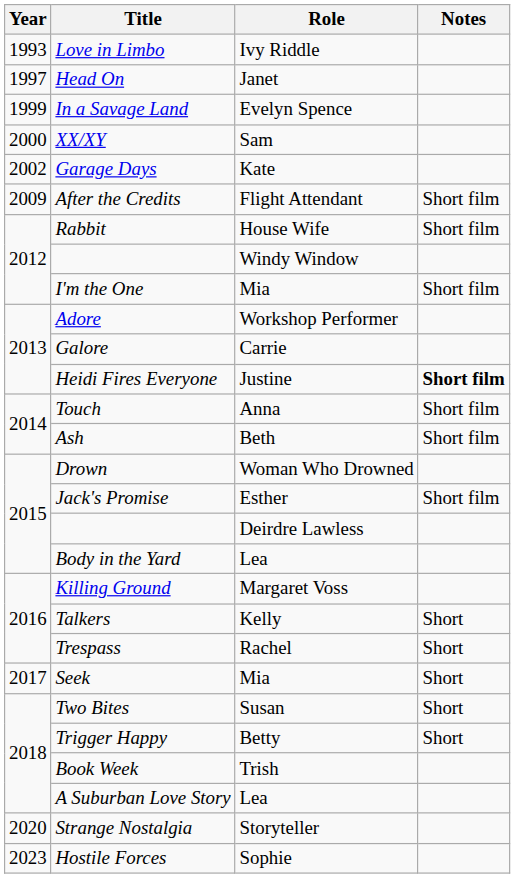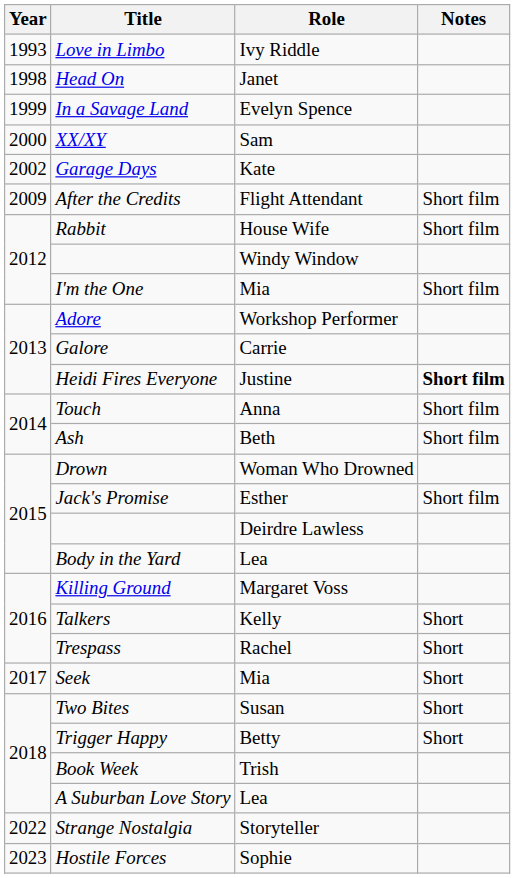(28, 79) 1997 -> (28, 79) 1998
(28, 827) 2020 -> (28, 827) 2022
